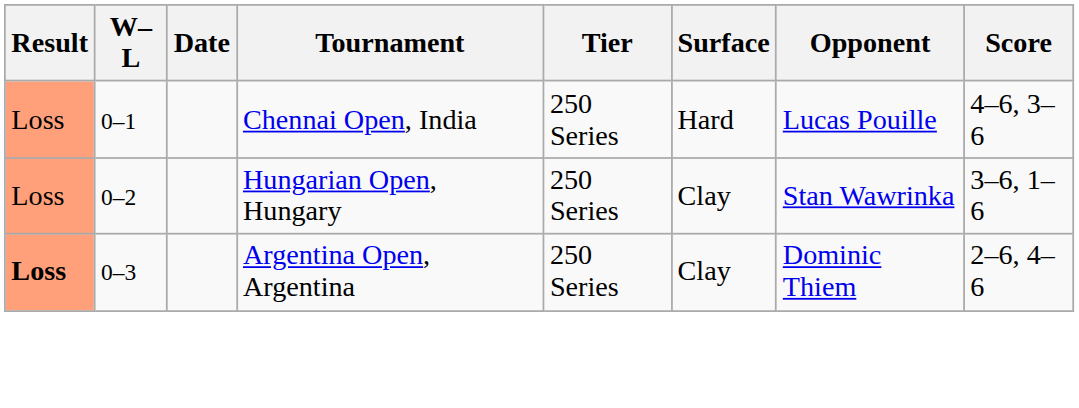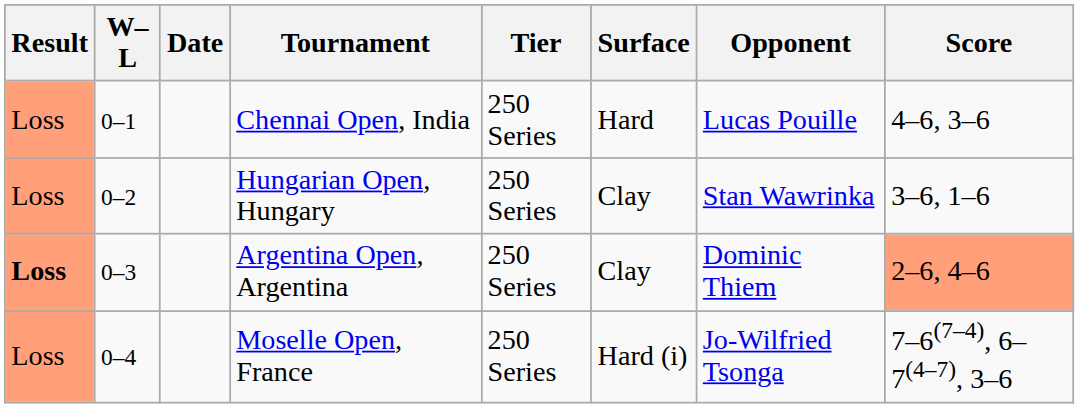(1013, 271) no background -> (940, 271) lightsalmon background
+ row: (319, 355)
